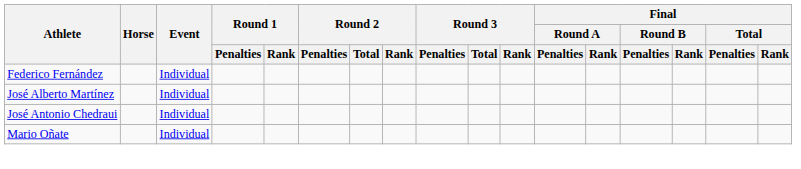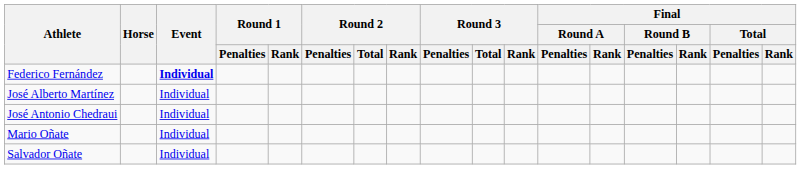(184, 74) normal -> (186, 74) bold
+ row: (45, 154)
